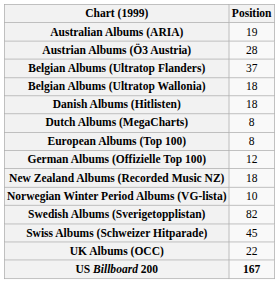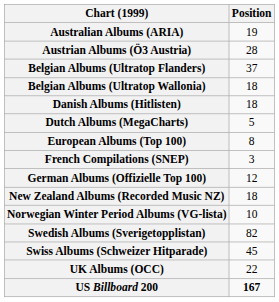(252, 123) 8 -> (252, 123) 5
+ row: (117, 159)
